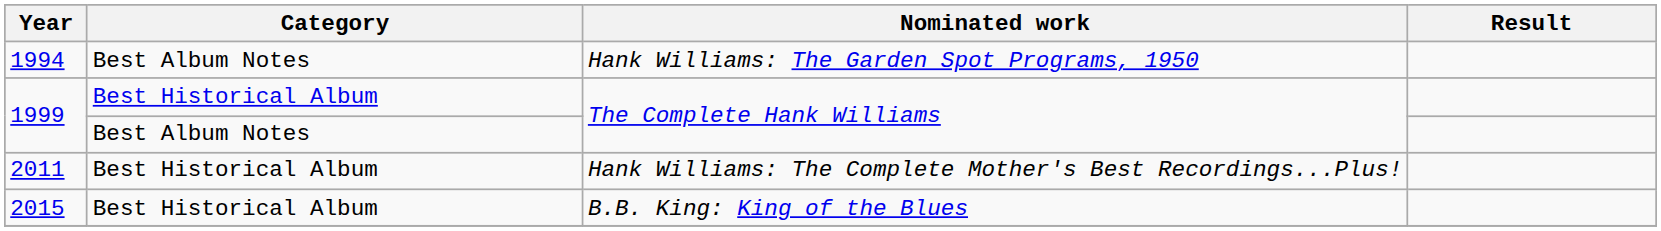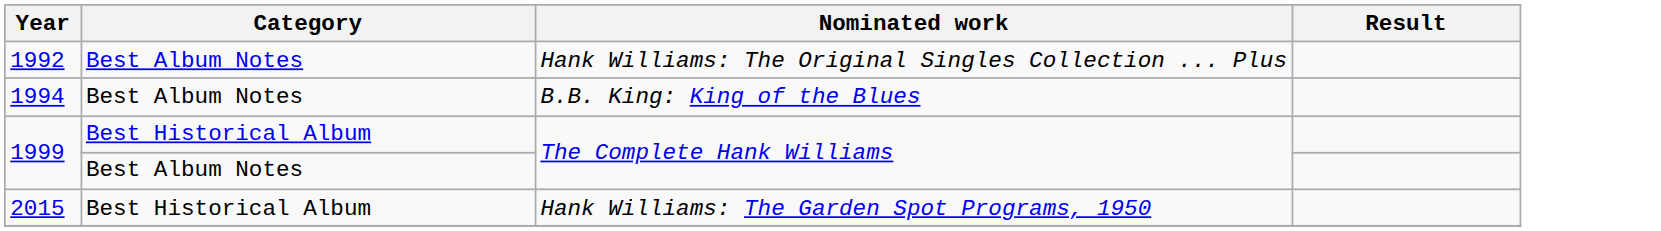+ row: (37, 60)
(893, 60) Hank Williams: The Garden Spot Programs, 1950 -> (730, 97) B.B. King: King of the Blues
- row: (37, 171)
(778, 208) B.B. King: King of the Blues -> (846, 208) Hank Williams: The Garden Spot Programs, 1950
